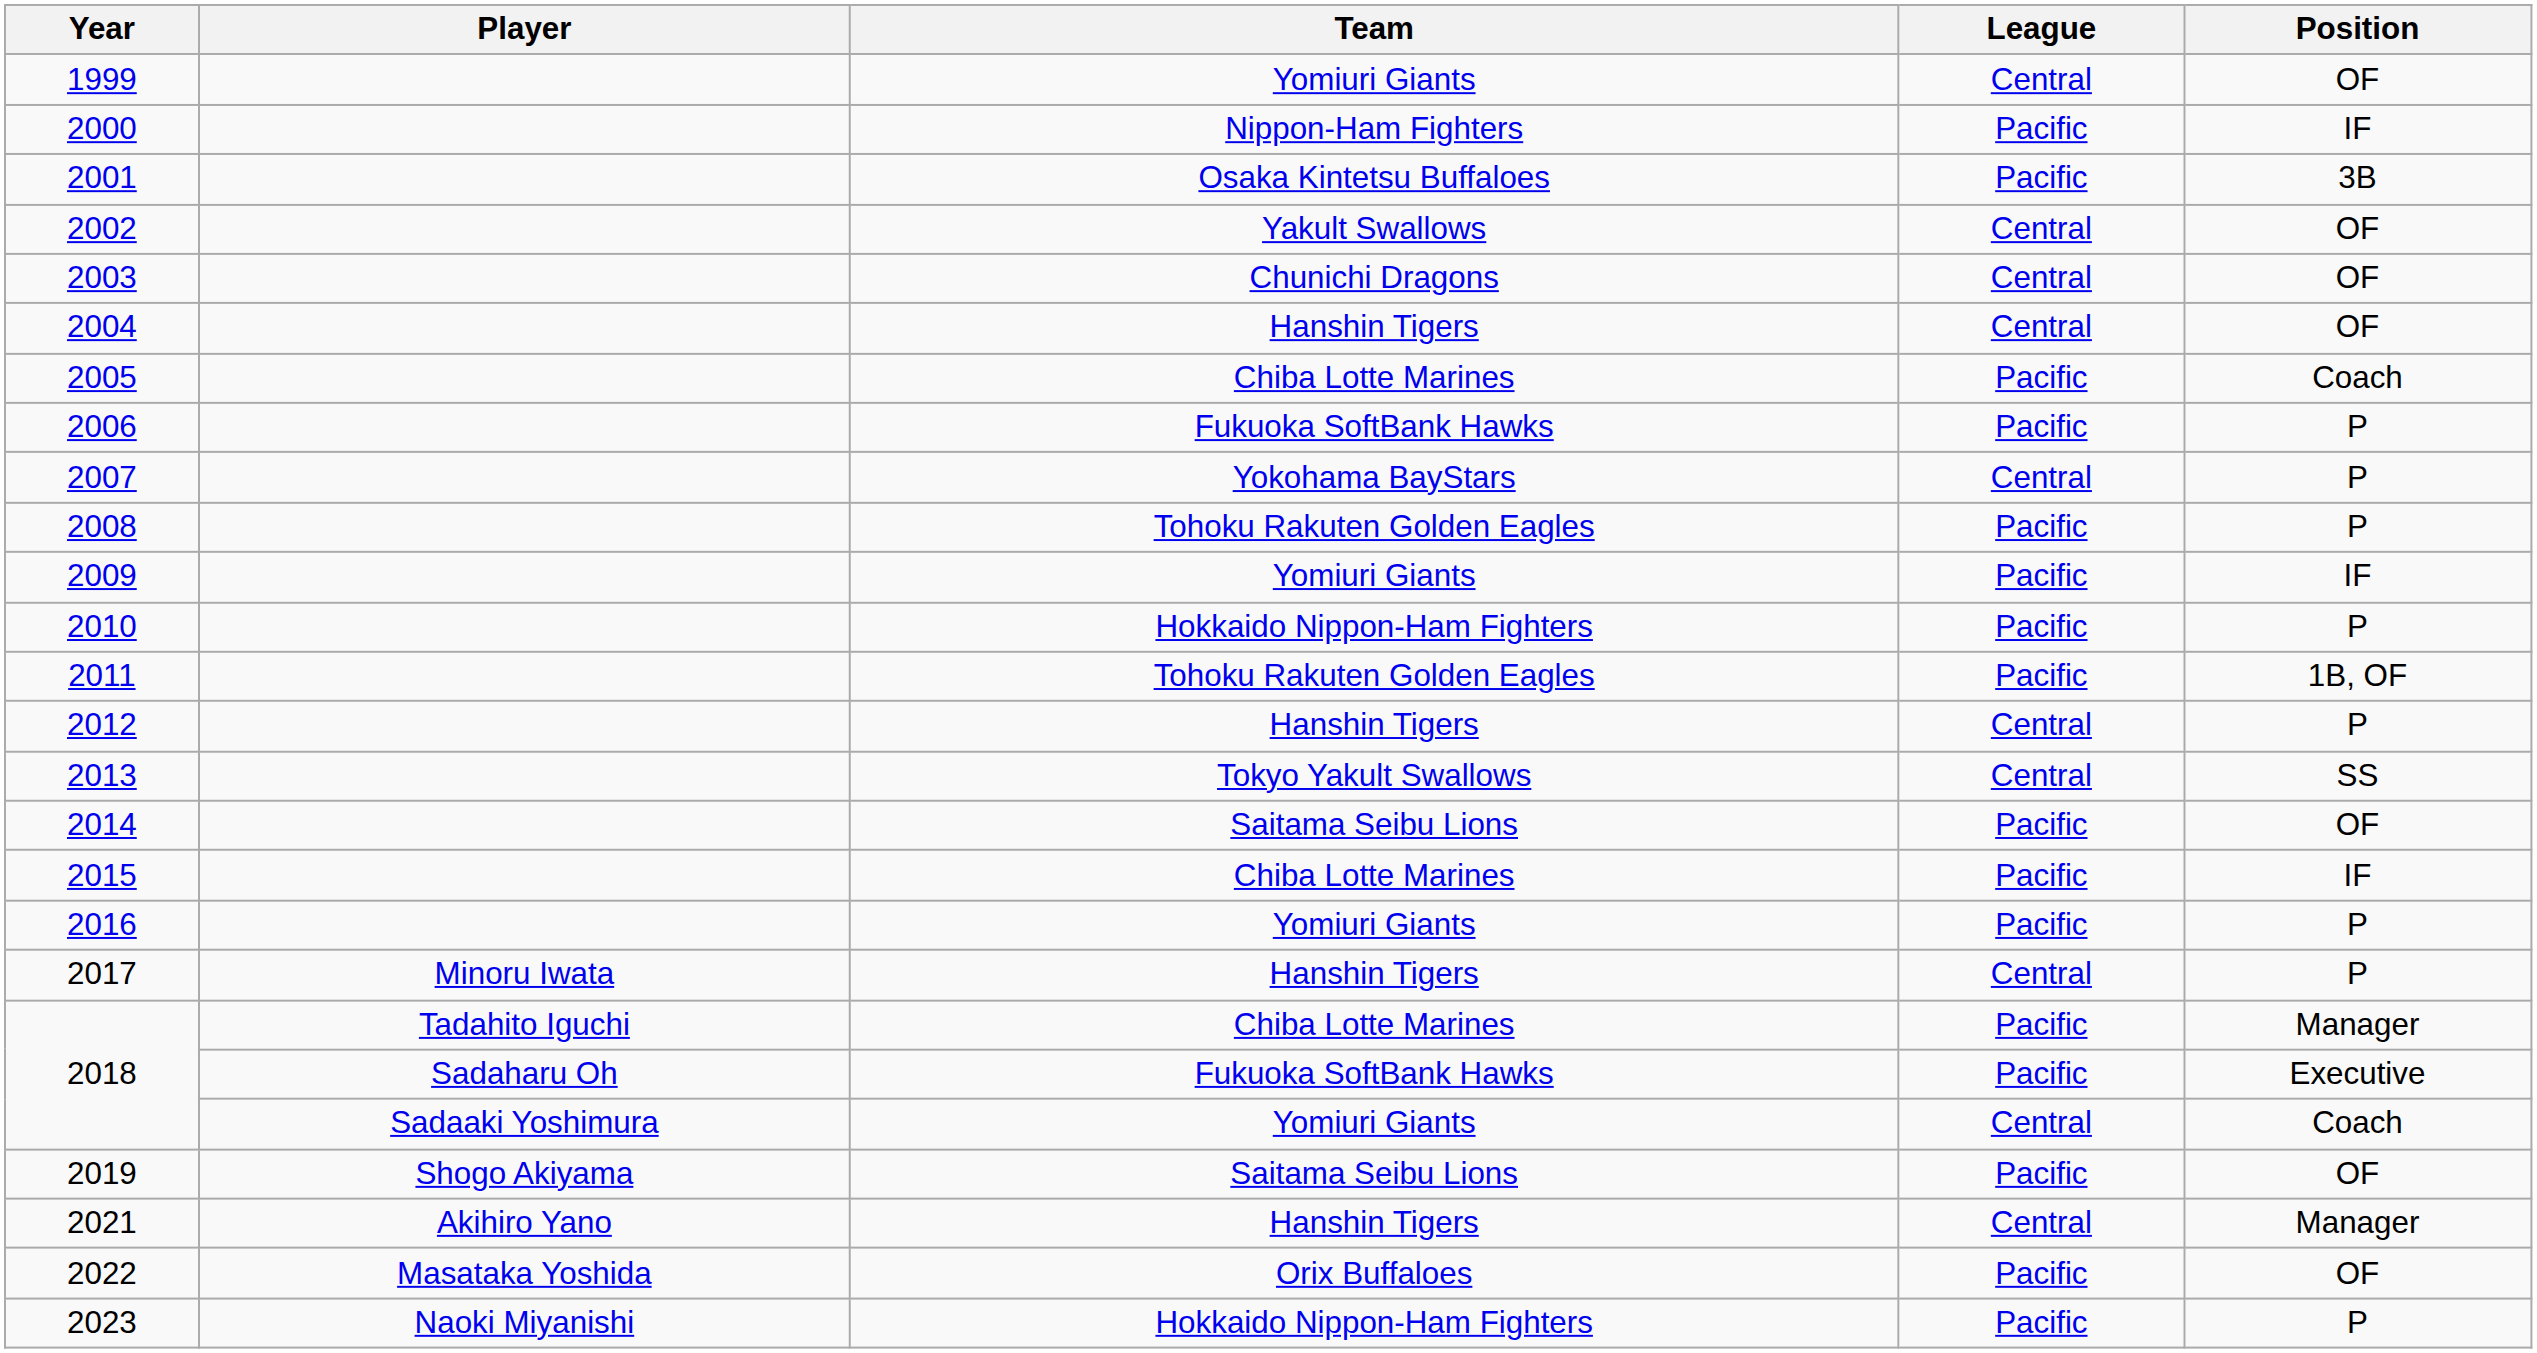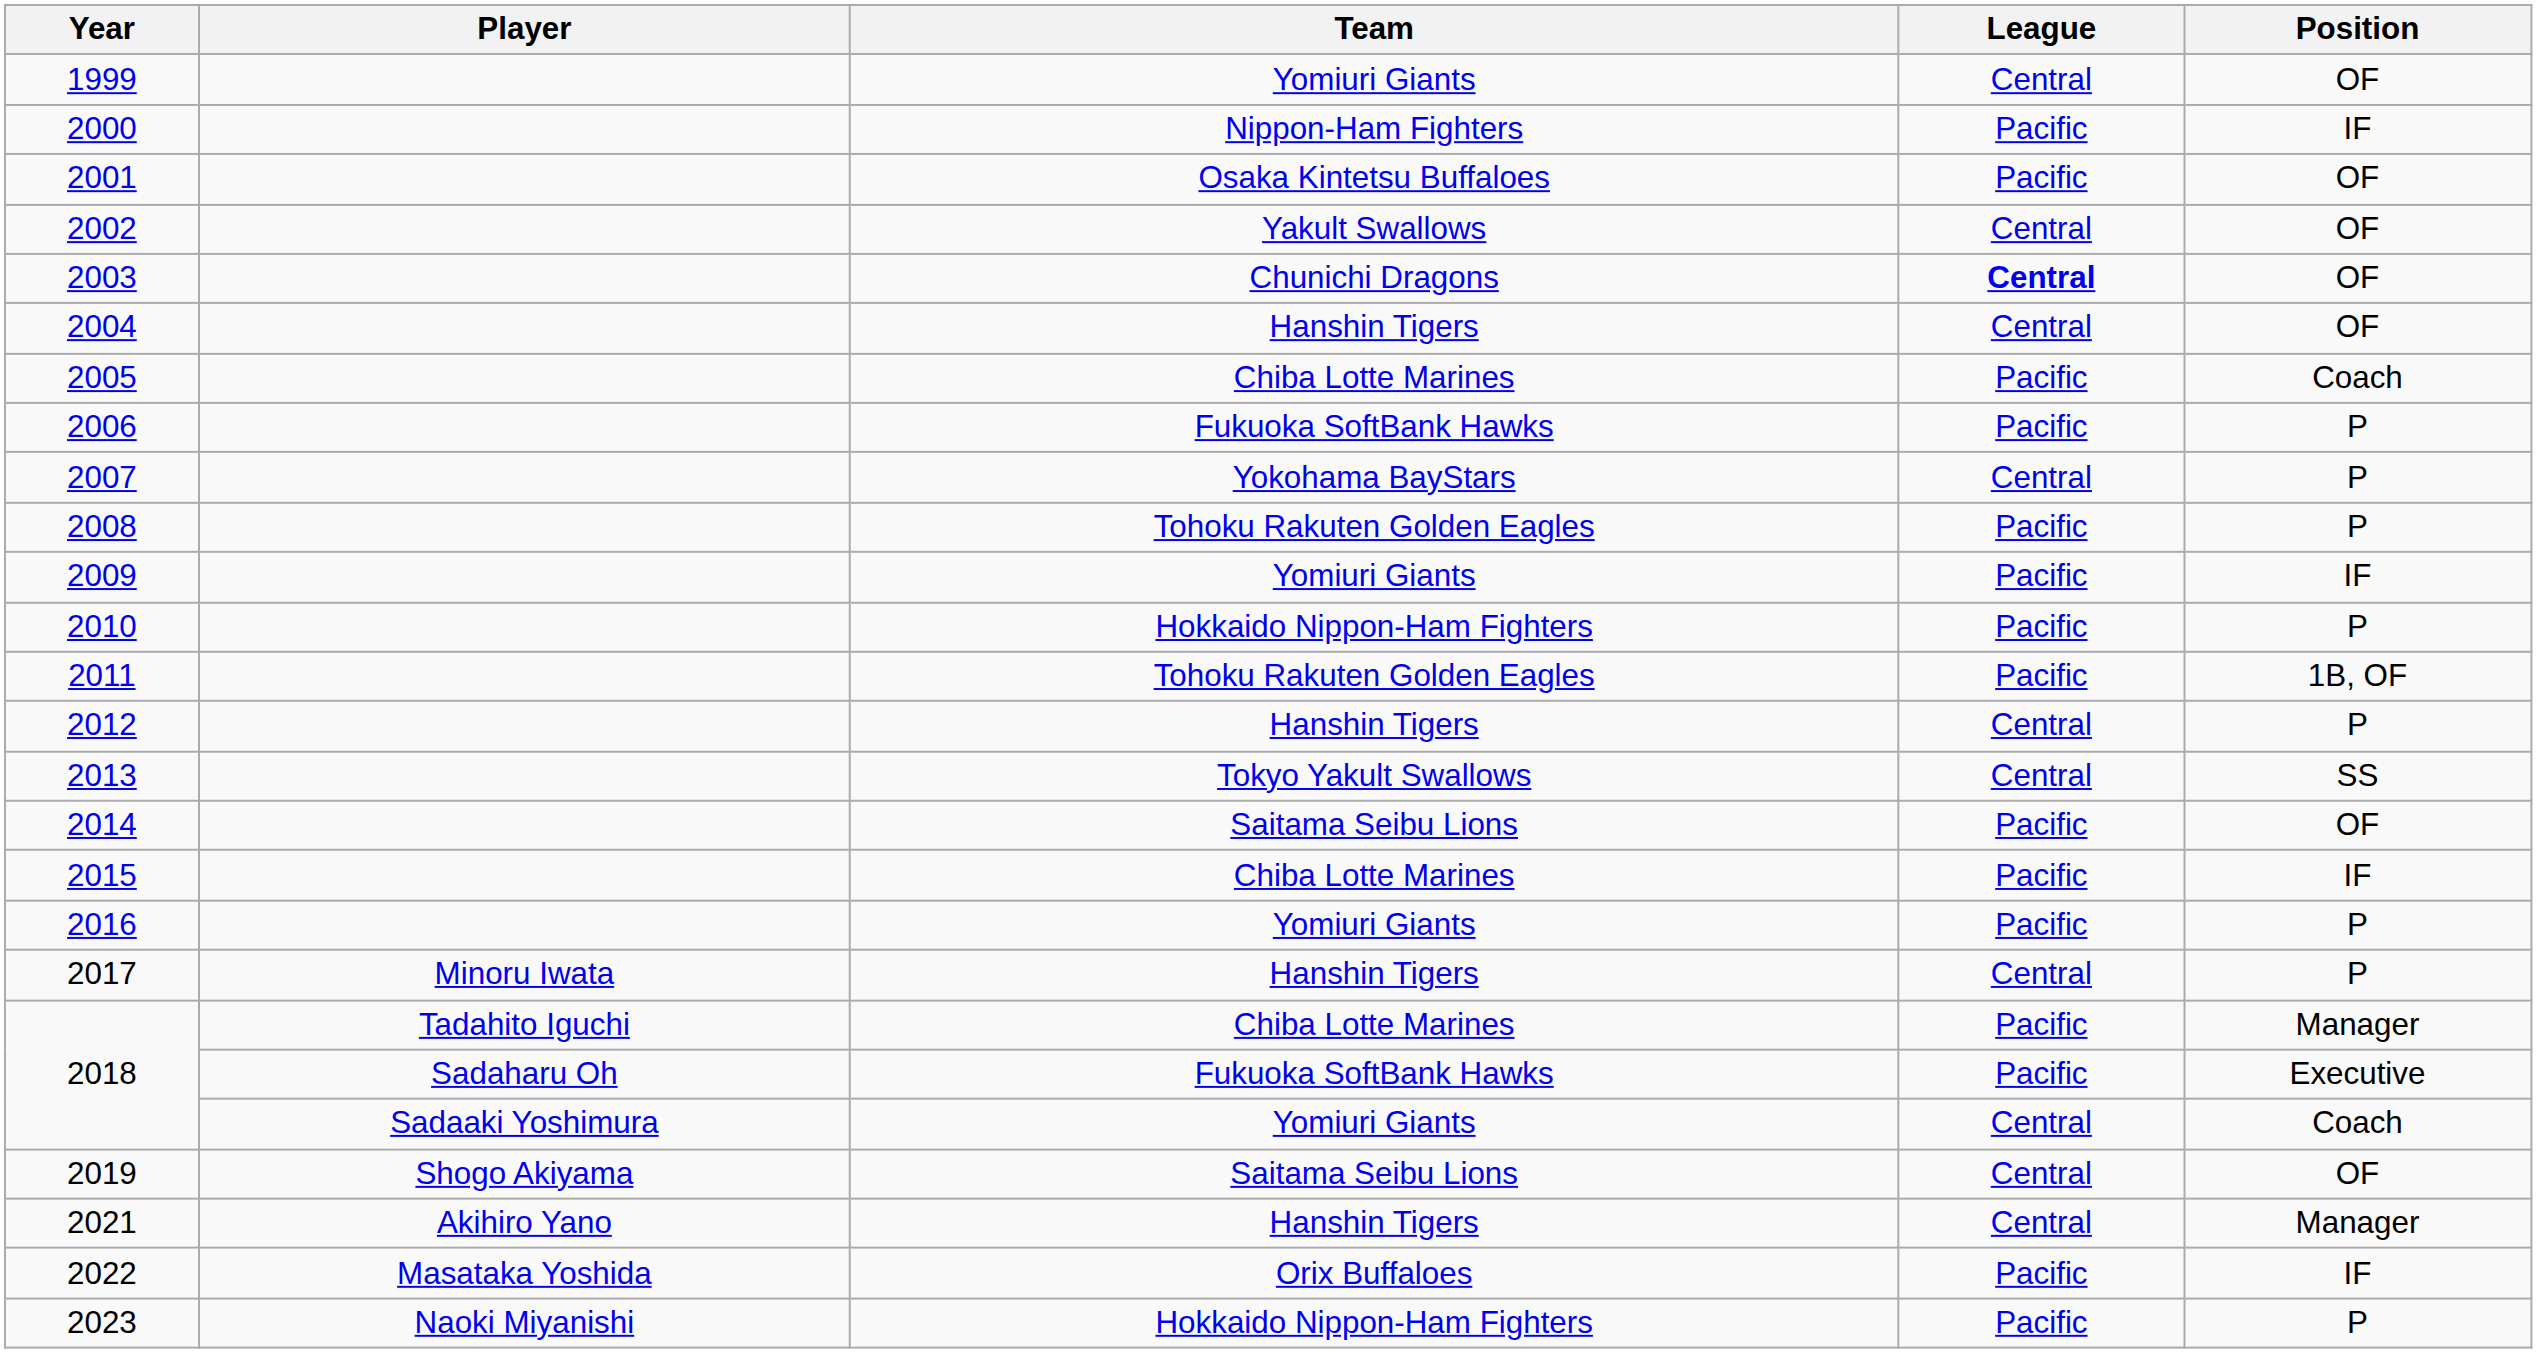(2357, 178) 3B -> (2357, 178) OF
(2041, 278) normal -> (2041, 278) bold
(2041, 1173) Pacific -> (2041, 1173) Central
(2357, 1272) OF -> (2357, 1272) IF
